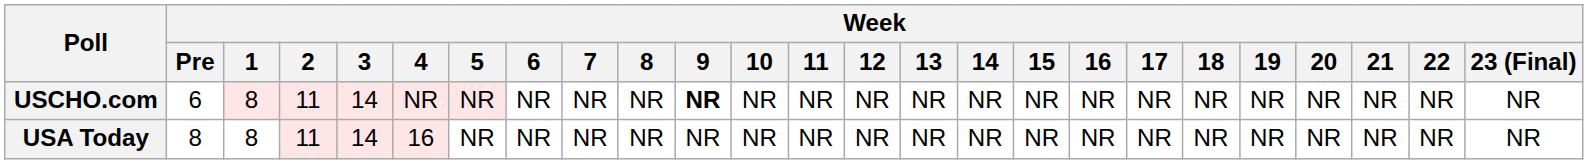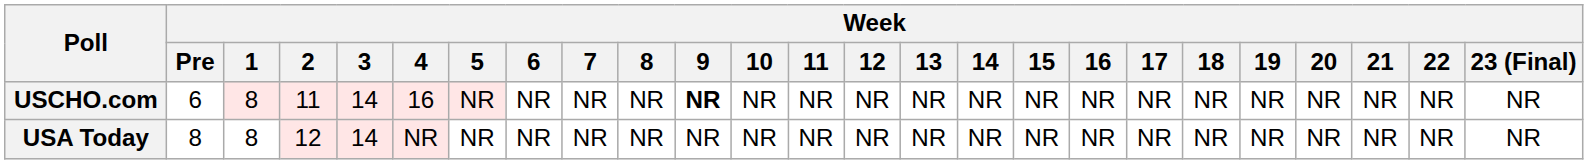(421, 100) NR -> (421, 100) 16
(308, 138) 11 -> (308, 138) 12
(421, 138) 16 -> (421, 138) NR
